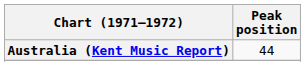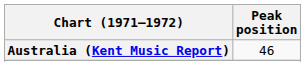(267, 50) 44 -> (267, 50) 46
